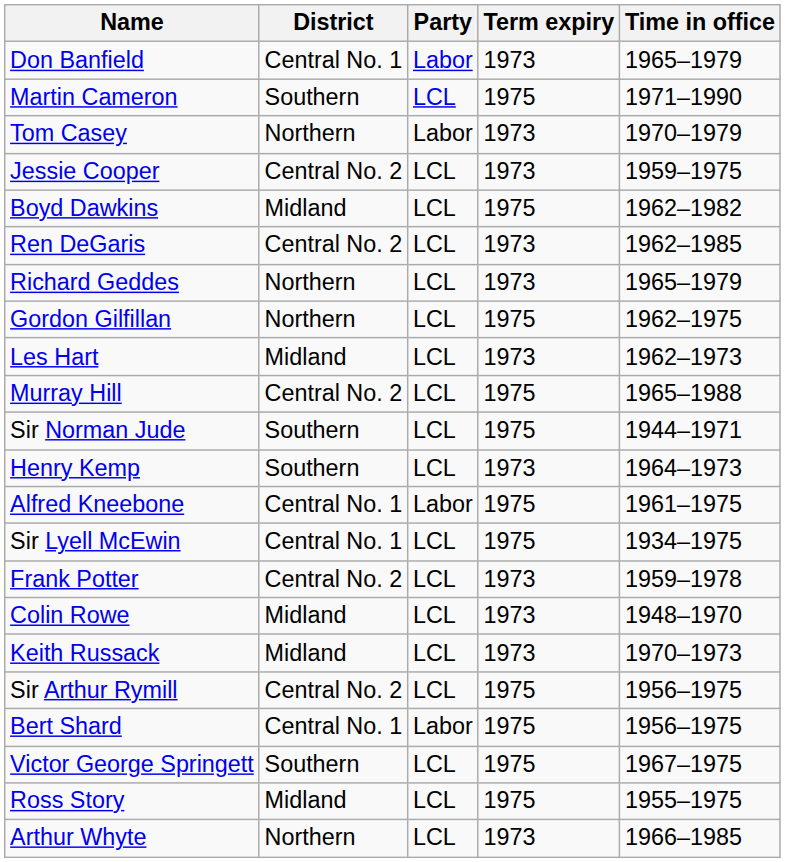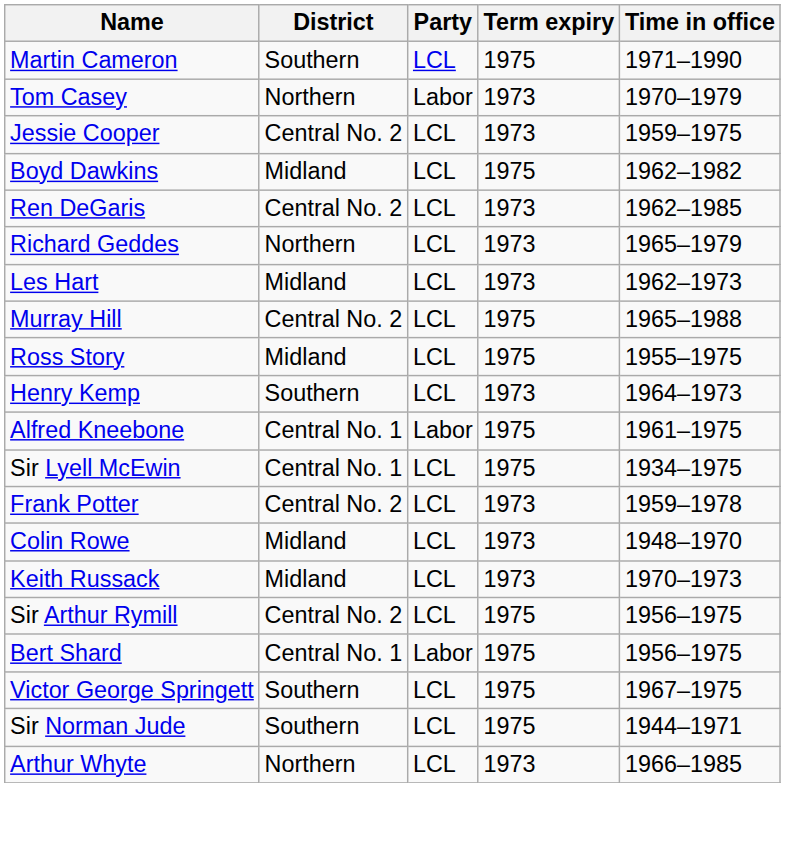- row: (77, 60)
- row: (91, 319)
rows swapped: (98, 430) <-> (67, 801)
